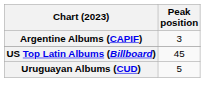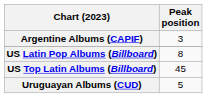+ row: (82, 54)
